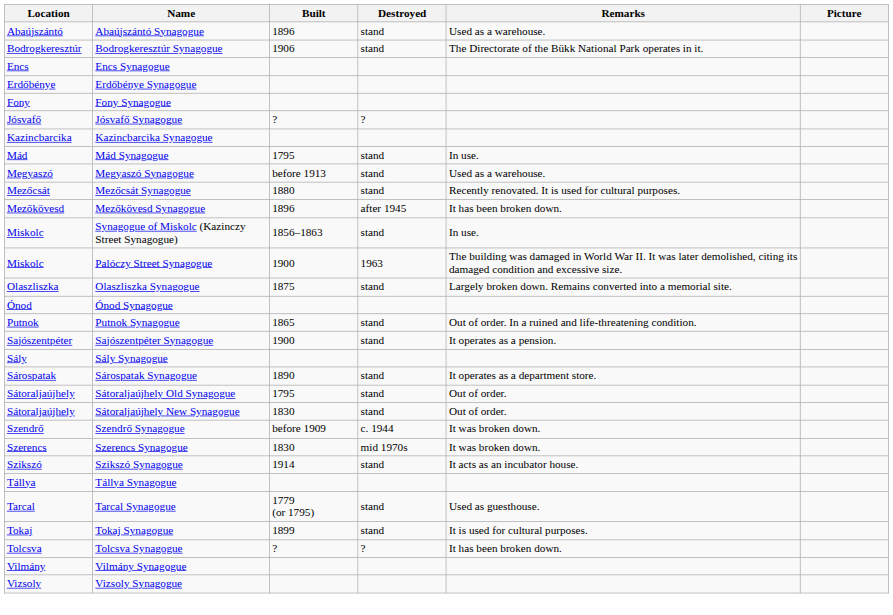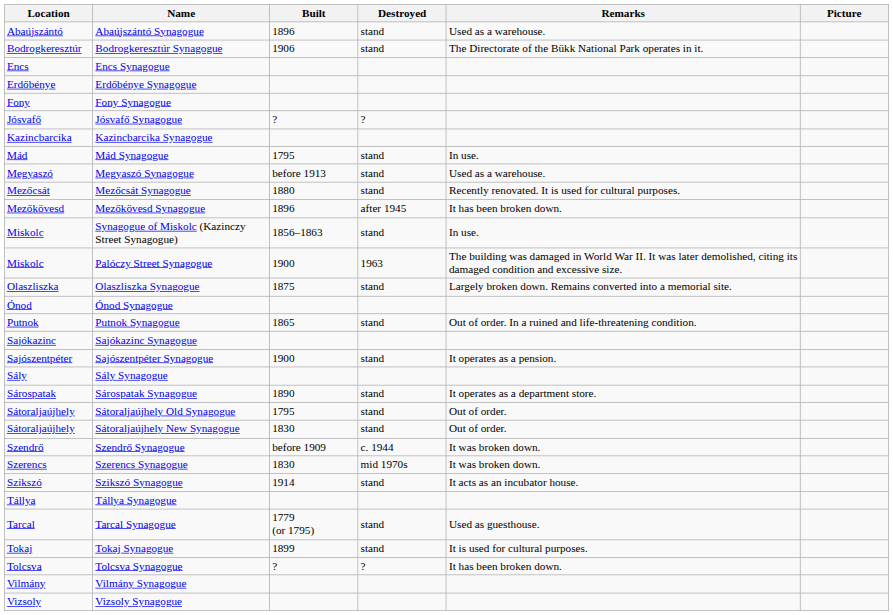+ row: (146, 340)
